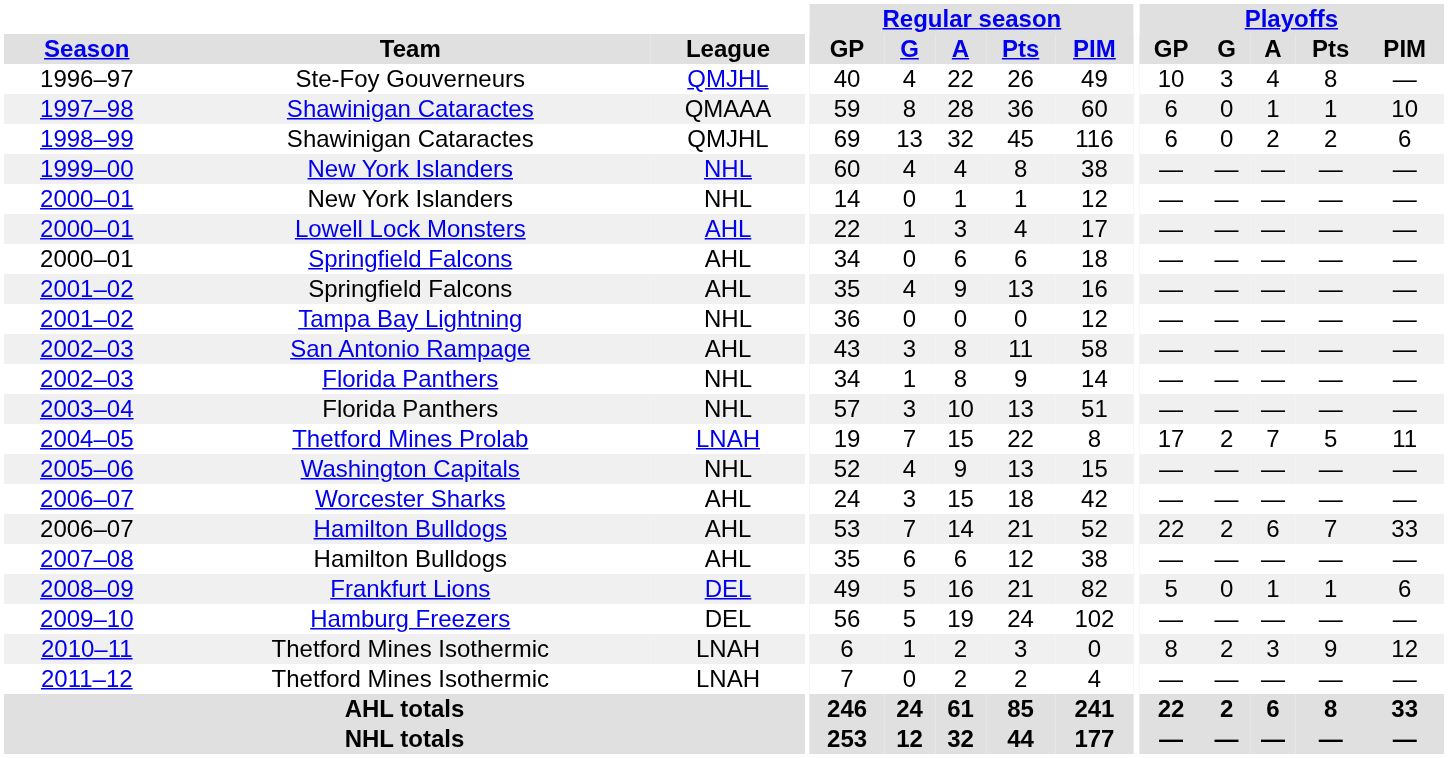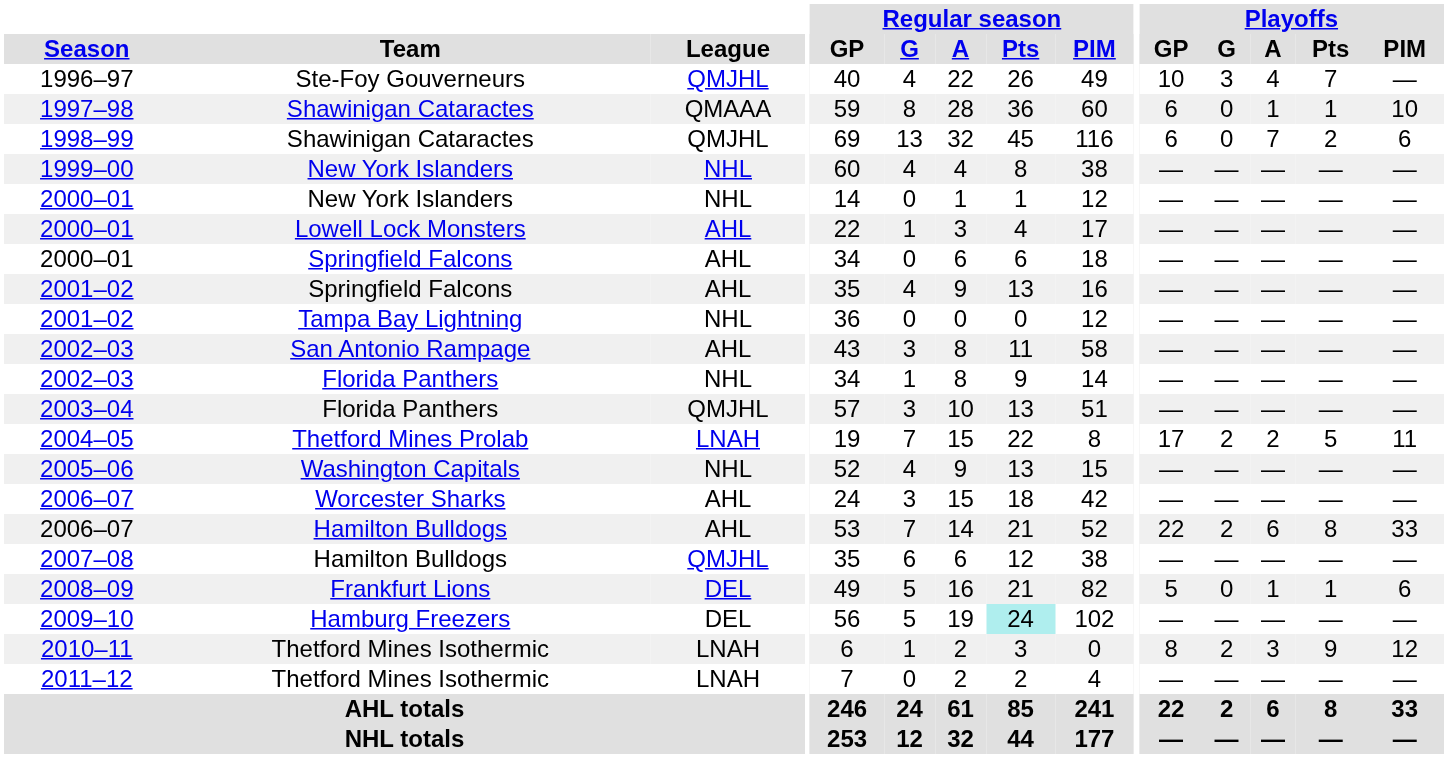(1331, 78) 8 -> (1331, 78) 7
(1273, 138) 2 -> (1273, 138) 7
(728, 408) NHL -> (728, 408) QMJHL
(1273, 438) 7 -> (1273, 438) 2
(1331, 528) 7 -> (1331, 528) 8
(728, 558) AHL -> (728, 558) QMJHL
(1021, 618) no background -> (1021, 618) paleturquoise background
